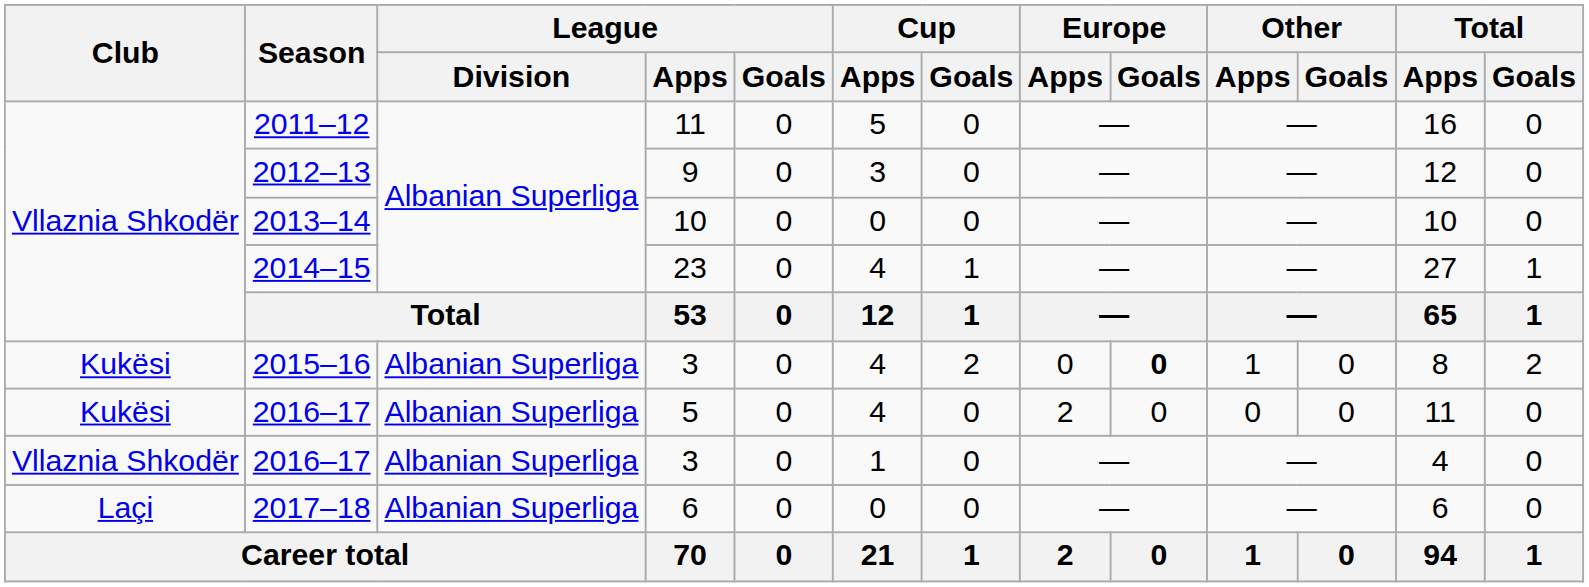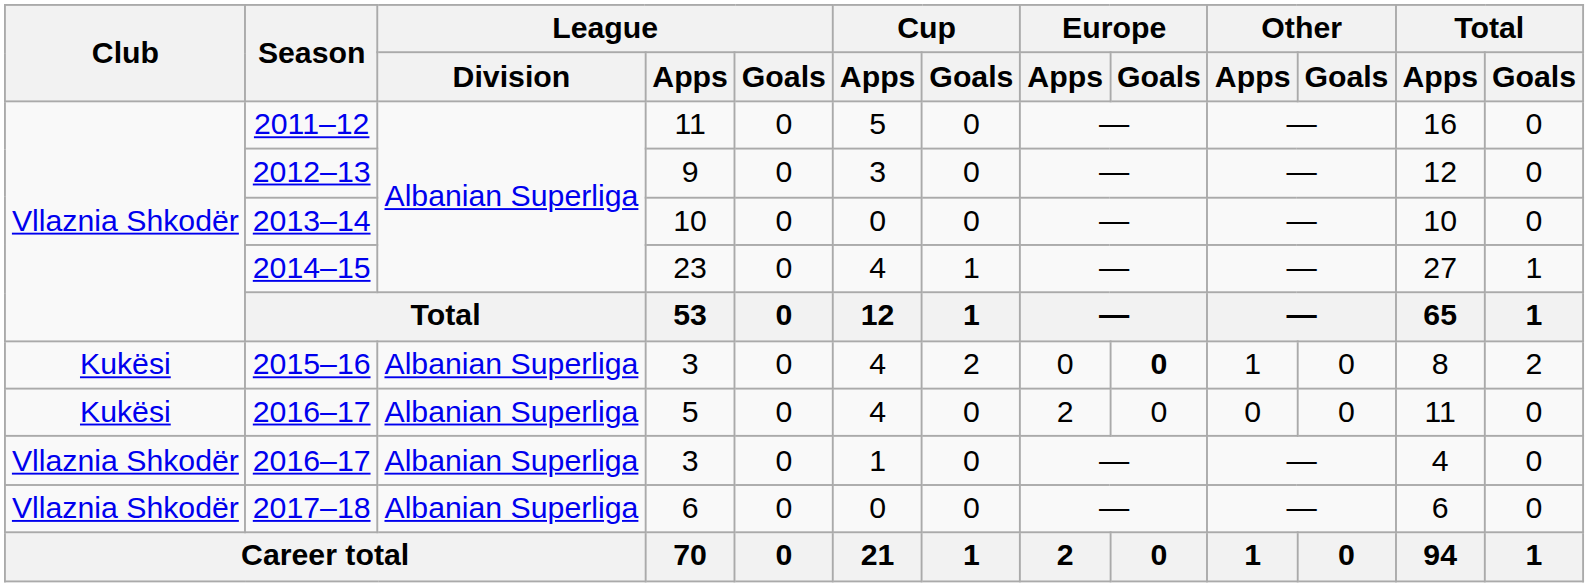(125, 508) Laçi -> (125, 508) Vllaznia Shkodër
